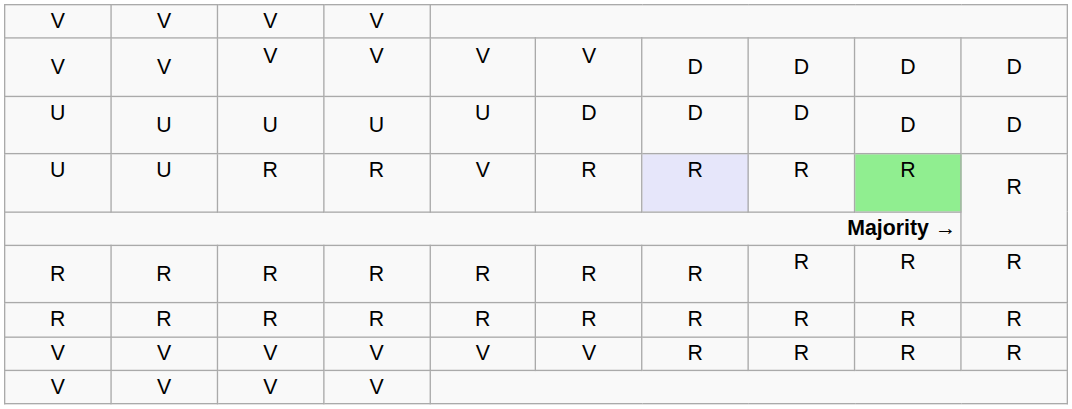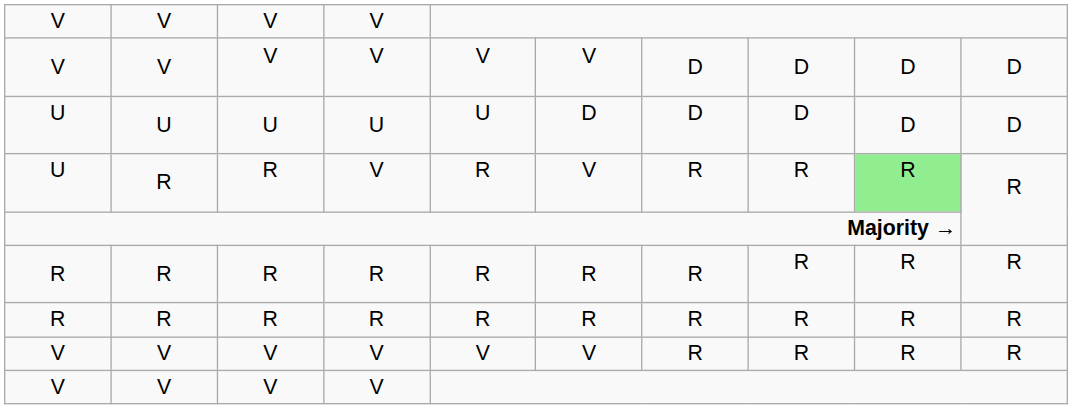(164, 170) U -> (164, 182) R
(377, 170) R -> (377, 170) V
(483, 170) V -> (483, 170) R
(589, 170) R -> (589, 170) V
(695, 170) lavender background -> (695, 170) no background
